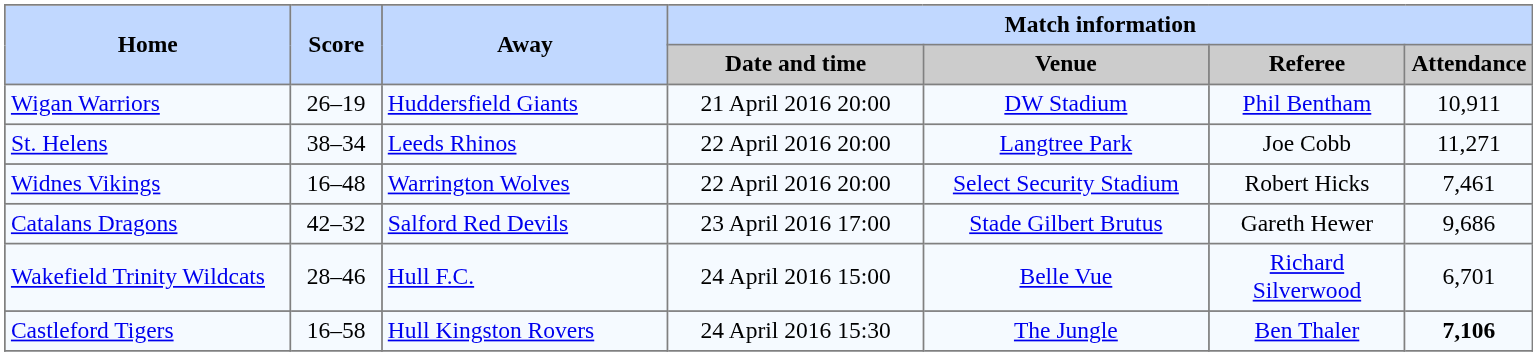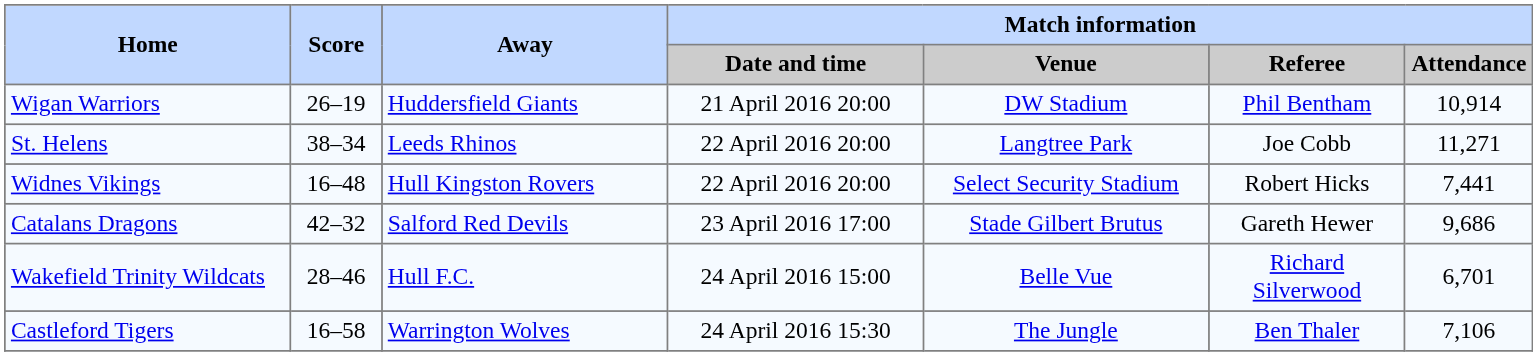(1469, 103) 10,911 -> (1469, 103) 10,914
(479, 183) Warrington Wolves -> (491, 183) Hull Kingston Rovers
(1469, 183) 7,461 -> (1469, 183) 7,441
(491, 330) Hull Kingston Rovers -> (479, 330) Warrington Wolves
(1469, 330) bold -> (1469, 330) normal
